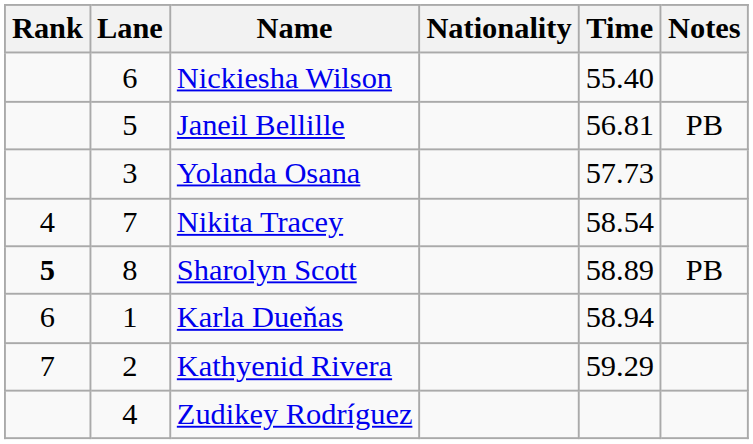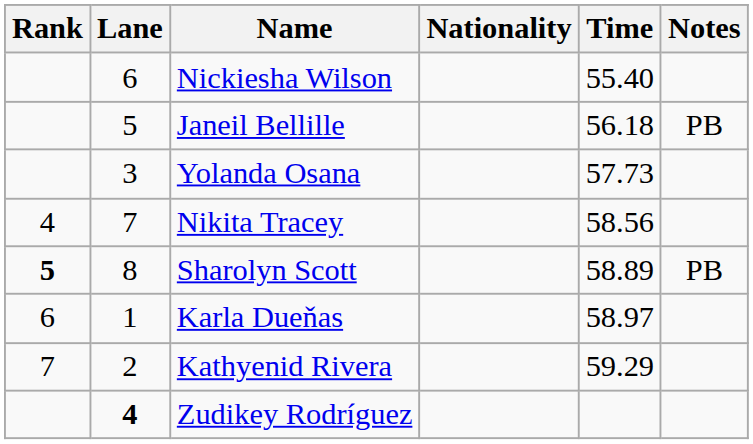(620, 125) 56.81 -> (620, 125) 56.18
(620, 221) 58.54 -> (620, 221) 58.56
(620, 317) 58.94 -> (620, 317) 58.97
(130, 414) normal -> (130, 414) bold
